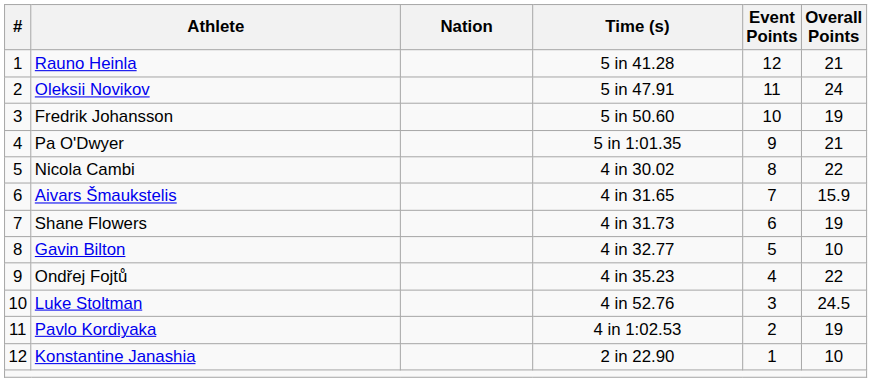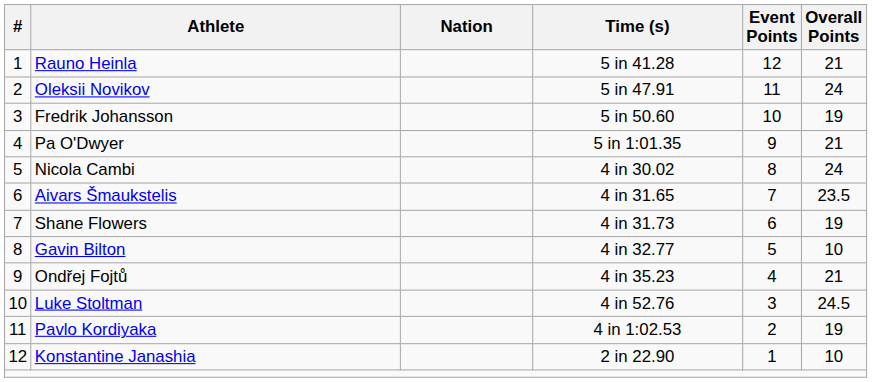(834, 169) 22 -> (834, 169) 24
(834, 196) 15.9 -> (834, 196) 23.5
(834, 276) 22 -> (834, 276) 21
